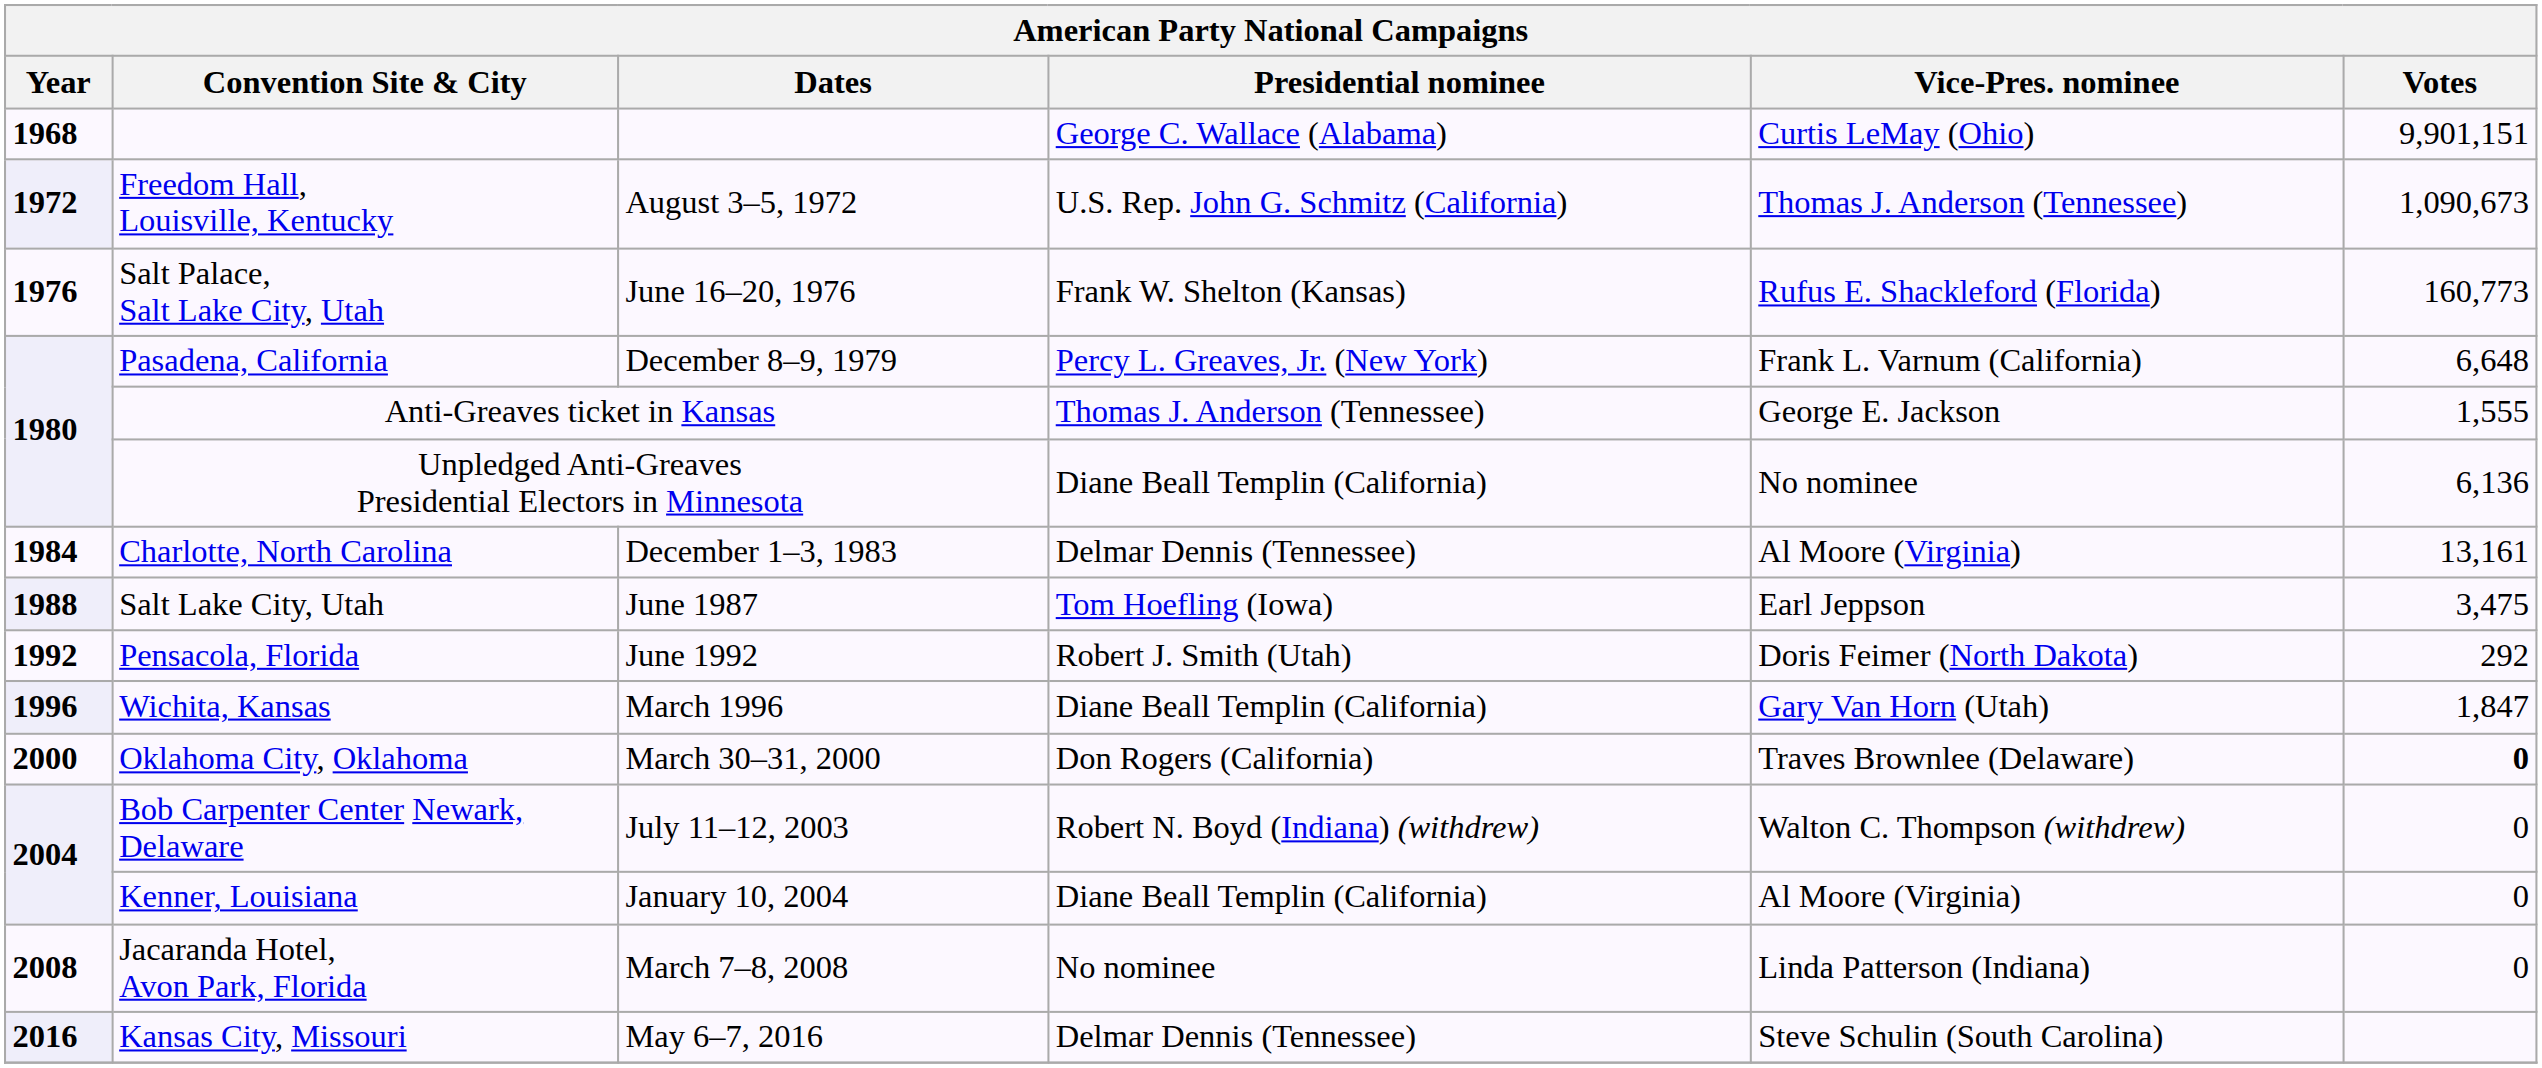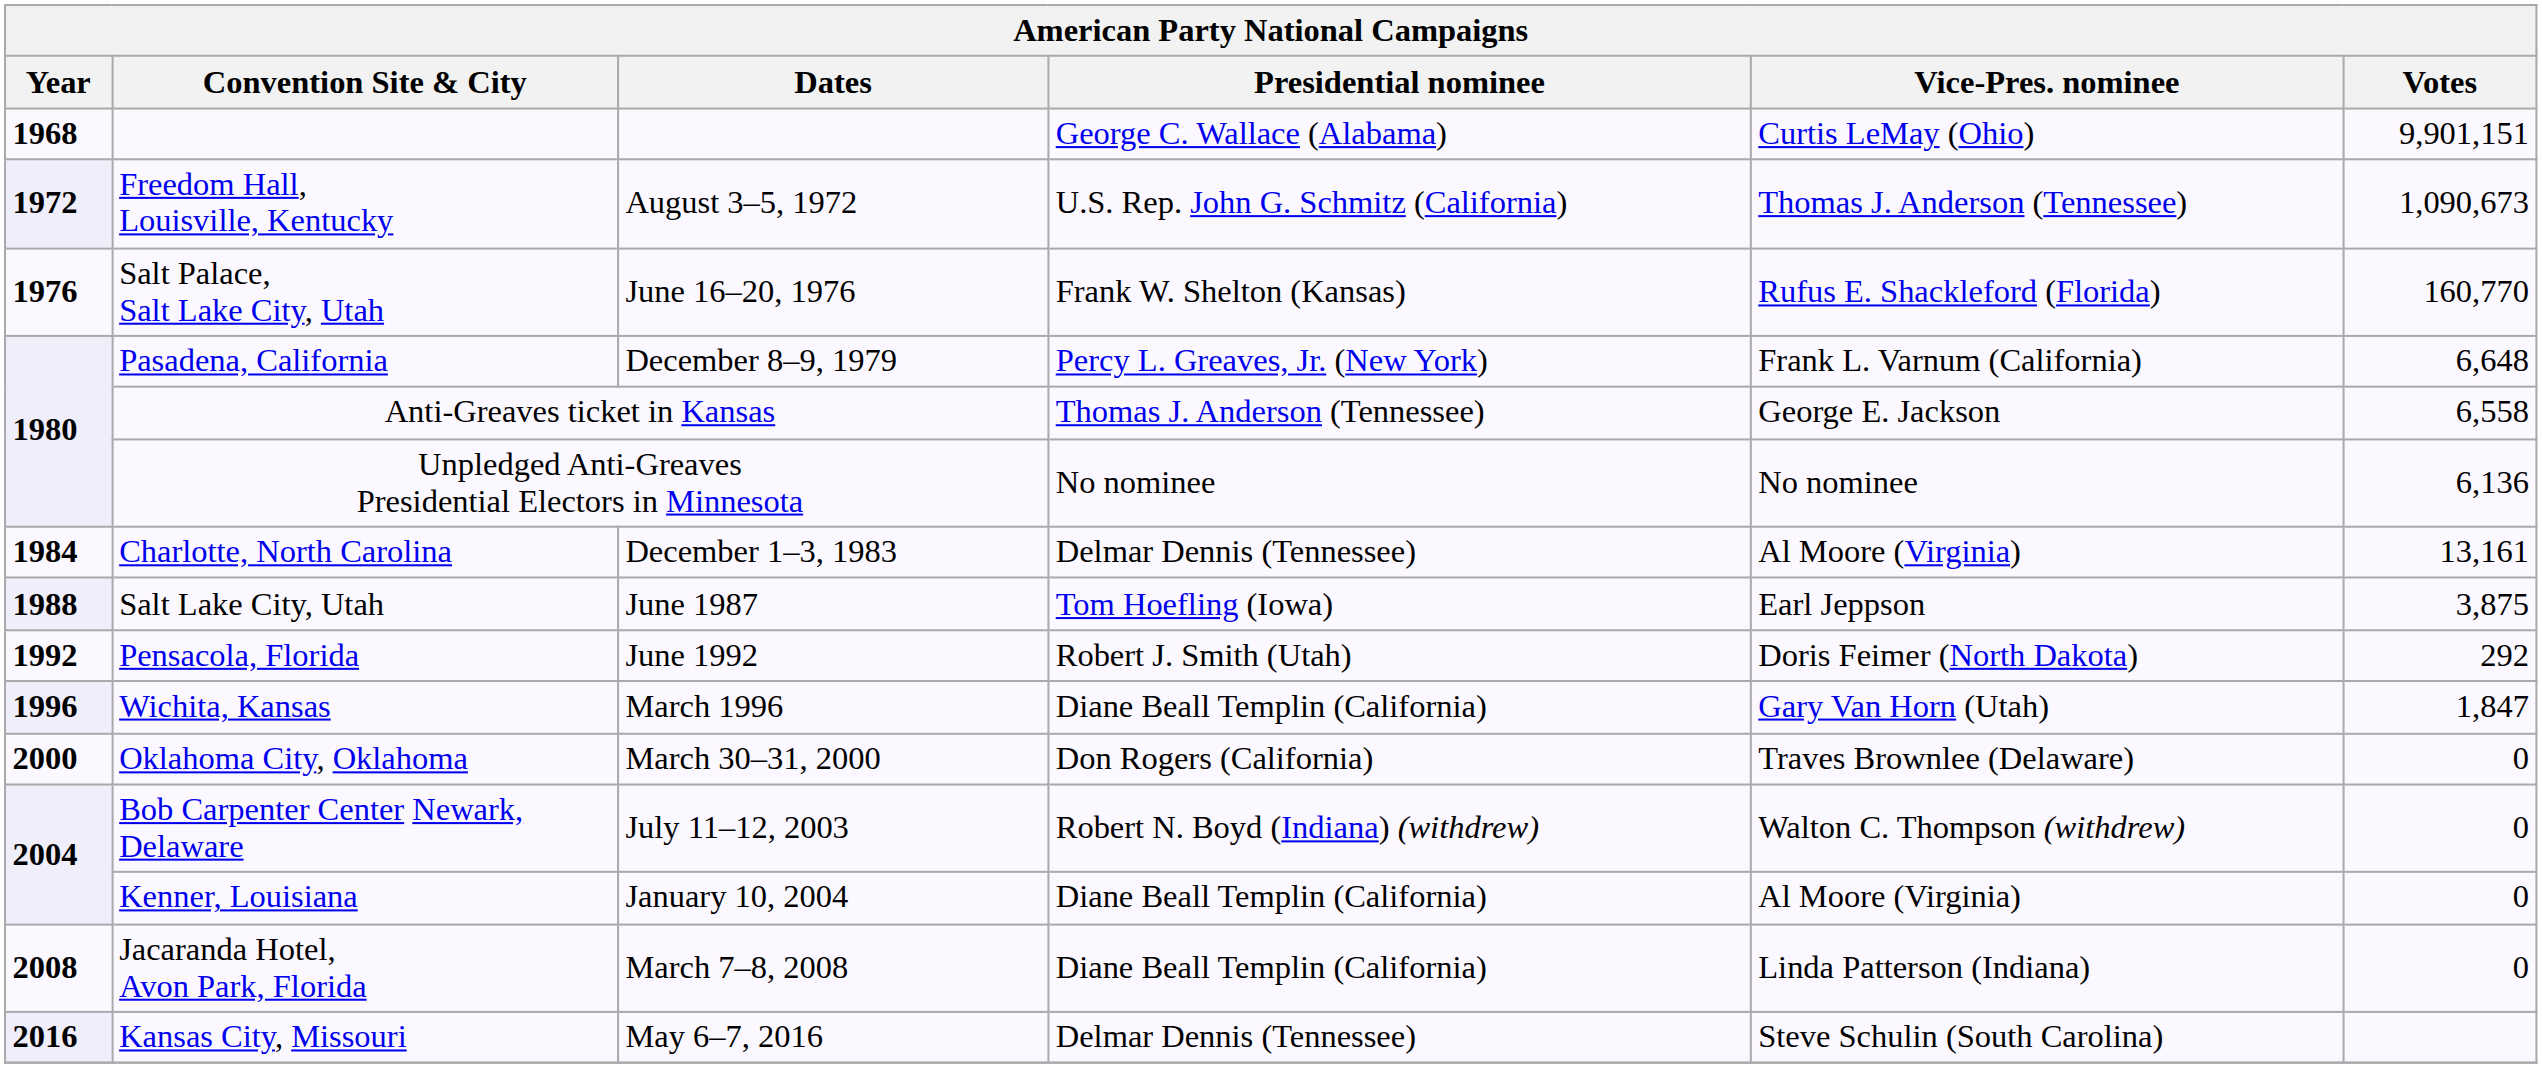(2476, 291) 160,773 -> (2476, 291) 160,770
(2492, 412) 1,555 -> (2492, 412) 6,558
(1271, 482) Diane Beall Templin (California) -> (1136, 482) No nominee
(2492, 603) 3,475 -> (2492, 603) 3,875
(2521, 758) bold -> (2521, 758) normal
(1136, 967) No nominee -> (1271, 967) Diane Beall Templin (California)
